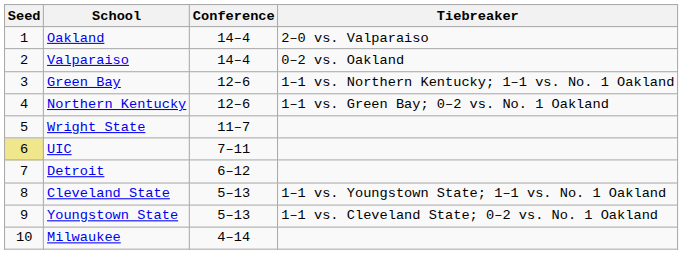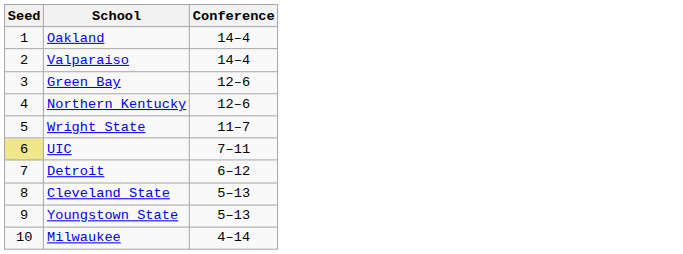- column: (478, 16)
